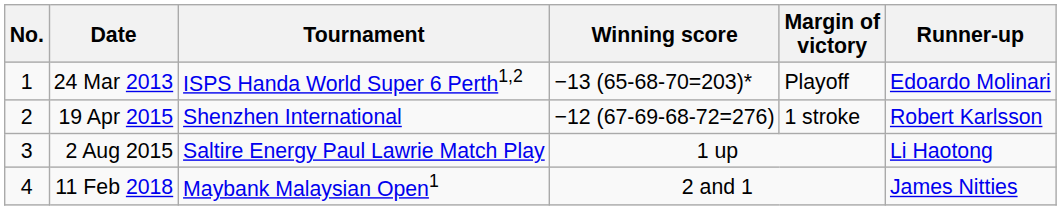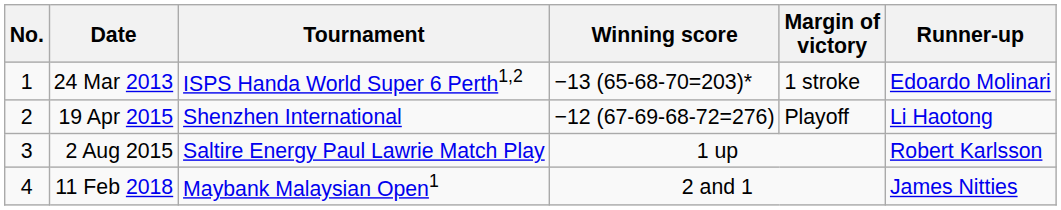(817, 81) Playoff -> (822, 81) 1 stroke
(822, 117) 1 stroke -> (817, 117) Playoff
(966, 117) Robert Karlsson -> (941, 117) Li Haotong
(941, 151) Li Haotong -> (966, 151) Robert Karlsson
